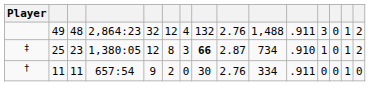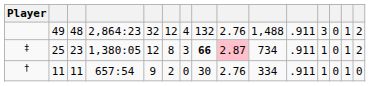(233, 50) no background -> (233, 50) pink background
(302, 50) .910 -> (302, 50) .911
(324, 71) 0 -> (324, 71) 1
